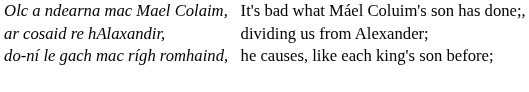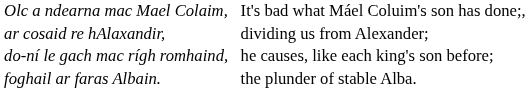+ row: (87, 79)
